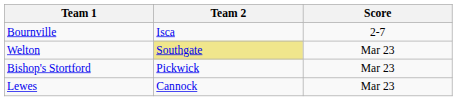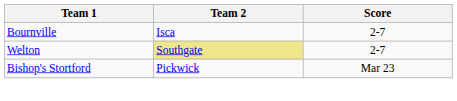(378, 50) Mar 23 -> (378, 50) 2-7
- row: (22, 86)
